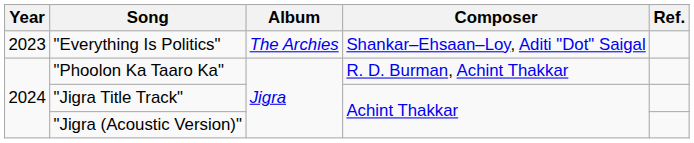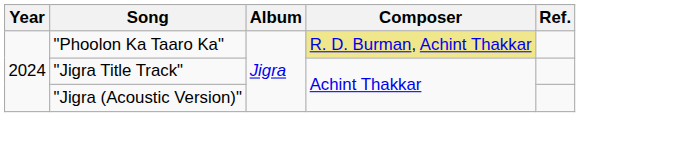- row: (137, 44)
(457, 71) no background -> (421, 44) khaki background
